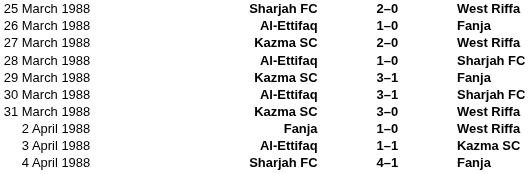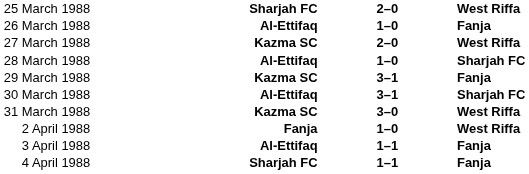(489, 145) Kazma SC -> (474, 145) Fanja
(387, 163) 4–1 -> (387, 163) 1–1
